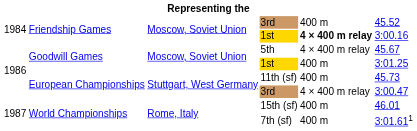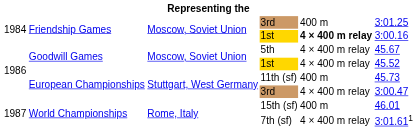(387, 22) 45.52 -> (391, 22) 3:01.25
(314, 64) 400 m -> (335, 64) 4 × 400 m relay
(391, 64) 3:01.25 -> (387, 64) 45.52
(314, 120) 400 m -> (335, 120) 4 × 400 m relay
